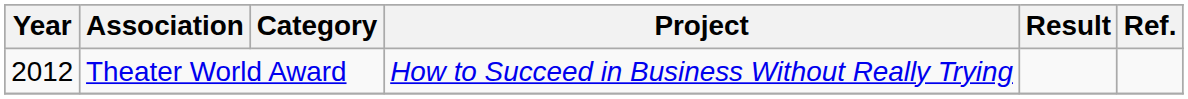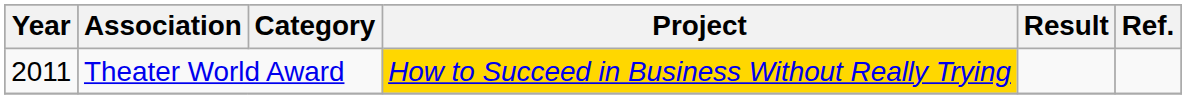(42, 70) 2012 -> (41, 70) 2011
(702, 70) no background -> (700, 70) gold background
